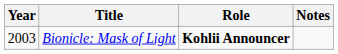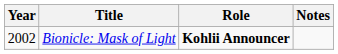(22, 37) 2003 -> (22, 37) 2002
